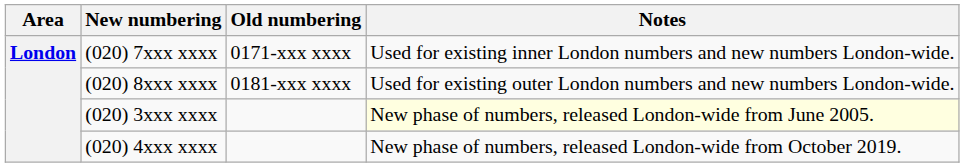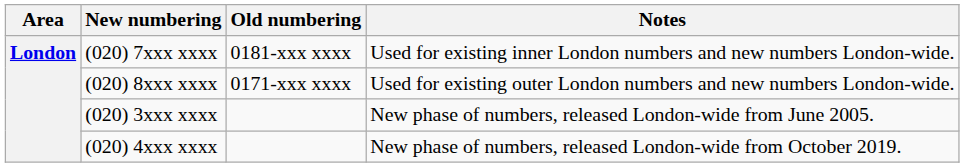(291, 51) 0171-xxx xxxx -> (291, 51) 0181-xxx xxxx
(291, 83) 0181-xxx xxxx -> (291, 83) 0171-xxx xxxx
(622, 114) lightyellow background -> (622, 114) no background
